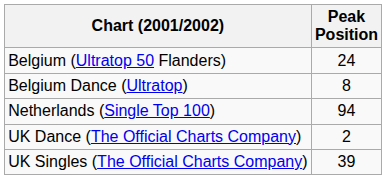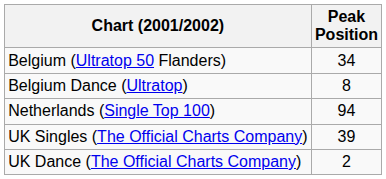(346, 60) 24 -> (346, 60) 34
rows swapped: (158, 162) <-> (155, 136)
